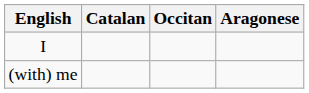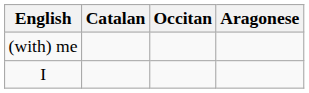rows swapped: (43, 46) <-> (43, 74)
